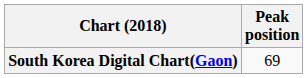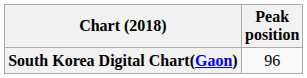(272, 60) 69 -> (272, 60) 96
